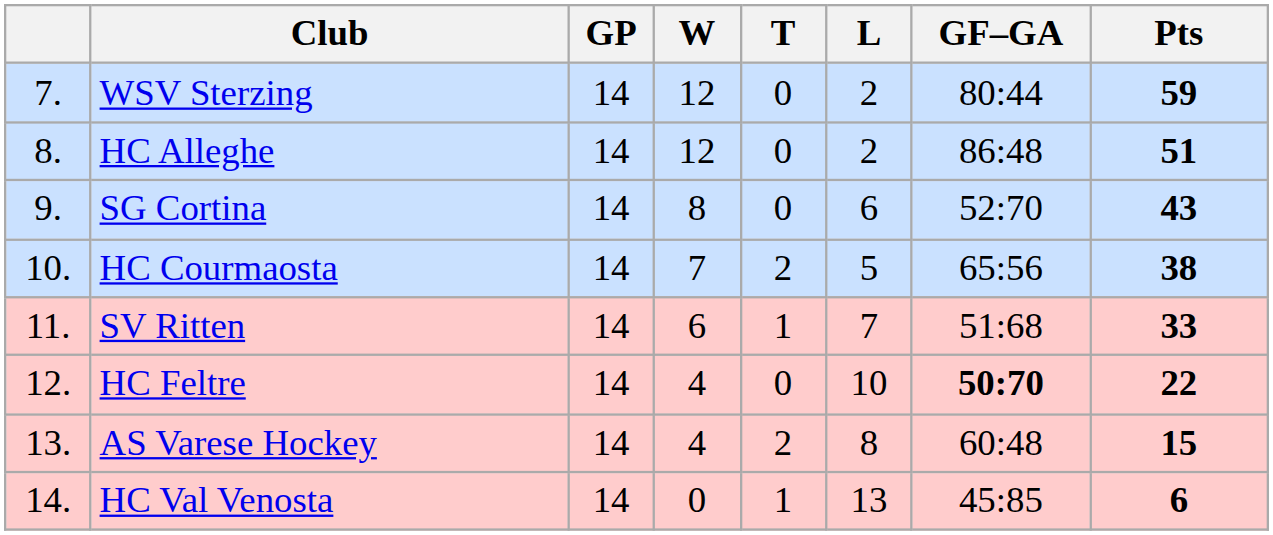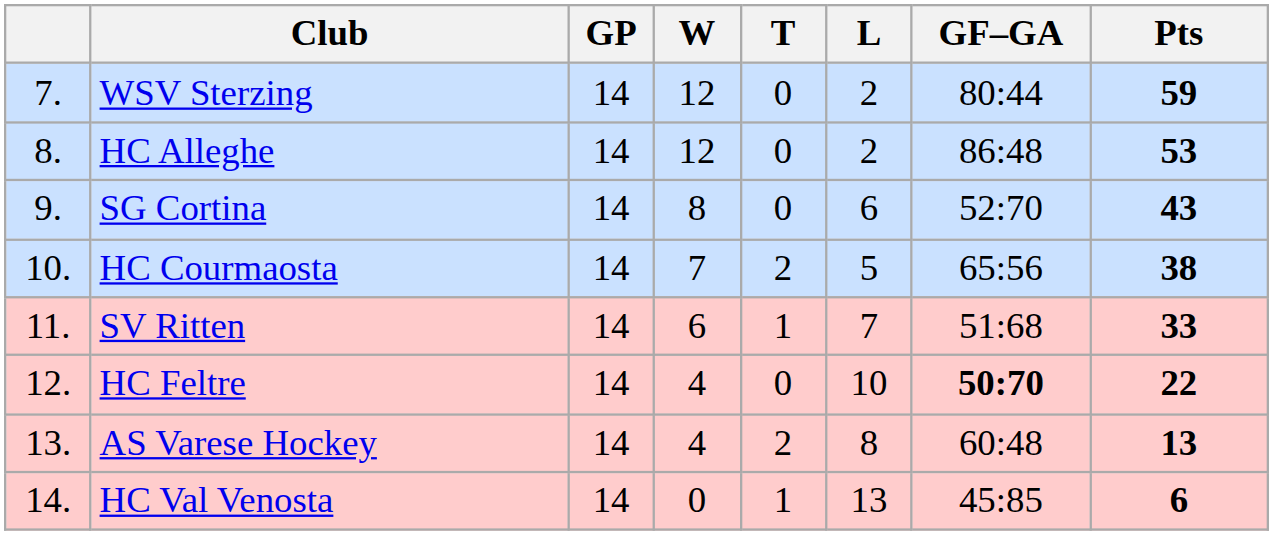(1179, 150) 51 -> (1179, 150) 53
(1179, 442) 15 -> (1179, 442) 13
